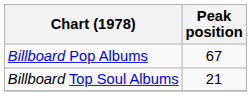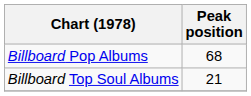(214, 56) 67 -> (214, 56) 68
